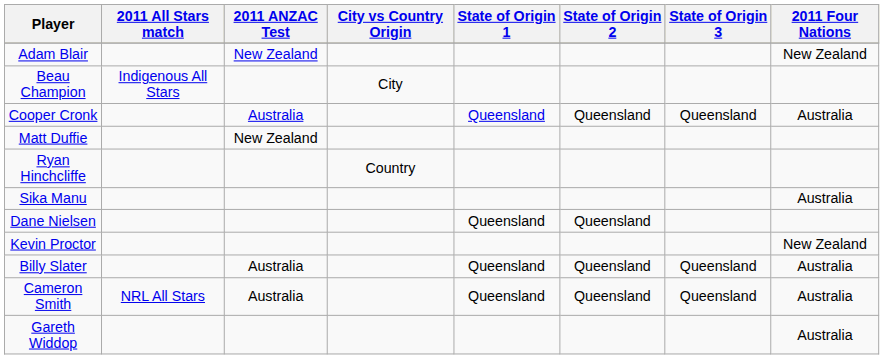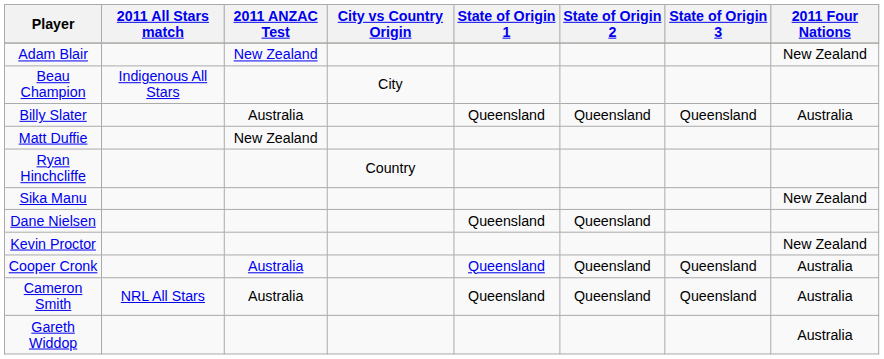rows swapped: (53, 115) <-> (53, 266)
(825, 199) Australia -> (825, 199) New Zealand
